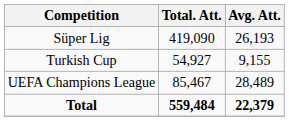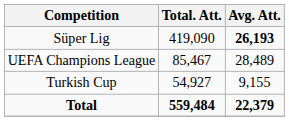(255, 37) normal -> (255, 37) bold
rows swapped: (81, 60) <-> (81, 82)
